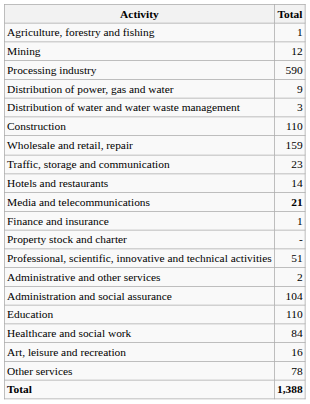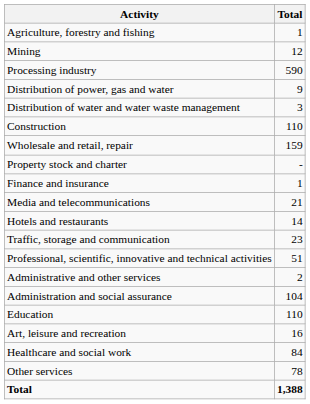rows swapped: (88, 164) <-> (67, 239)
rows swapped: (58, 183) <-> (58, 220)
(297, 202) bold -> (297, 202) normal
rows swapped: (69, 333) <-> (66, 352)
